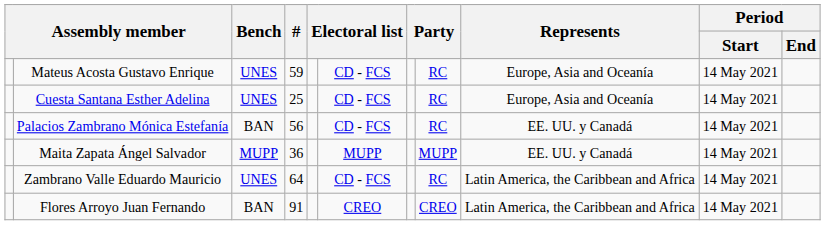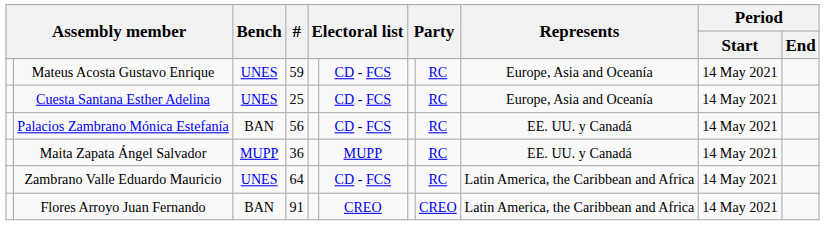(438, 153) MUPP -> (438, 153) RC
